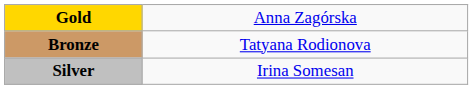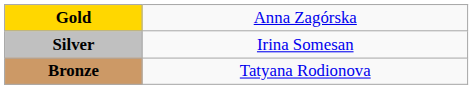rows swapped: (74, 71) <-> (74, 44)
